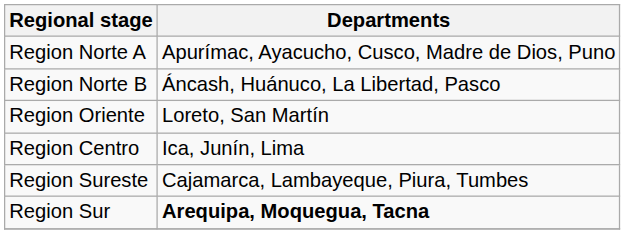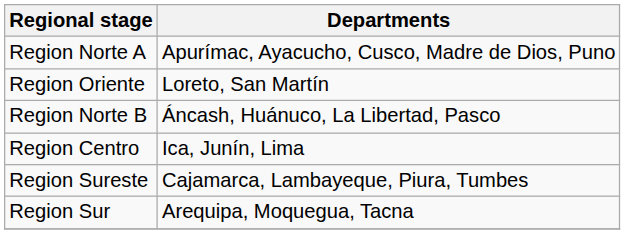rows swapped: (78, 84) <-> (77, 116)
(296, 212) bold -> (288, 212) normal
